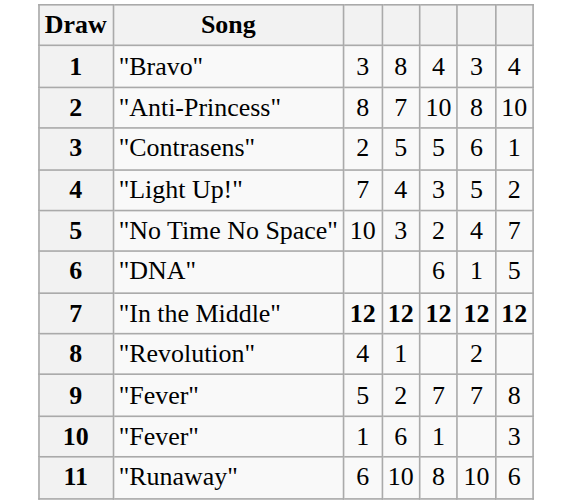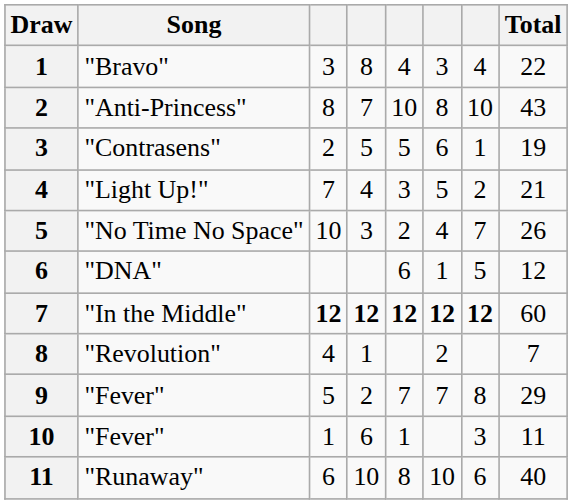+ column: (533, 25)
